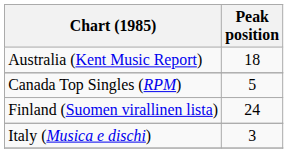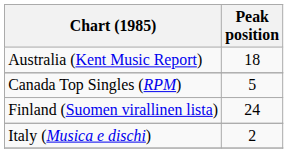(252, 135) 3 -> (252, 135) 2
